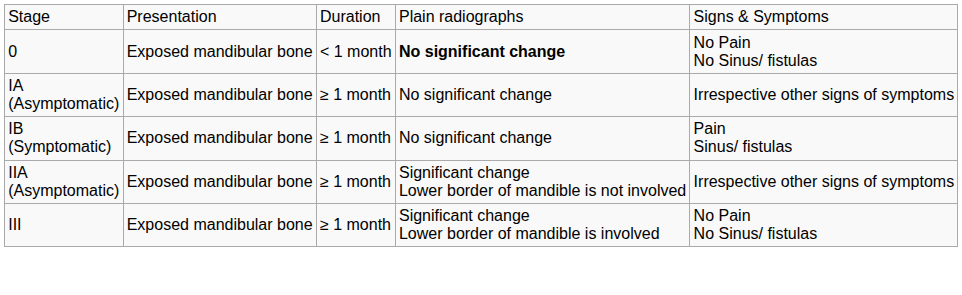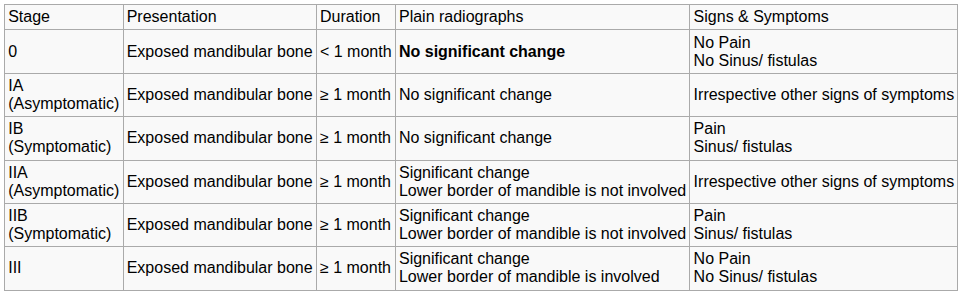+ row: (60, 225)
